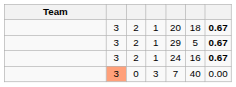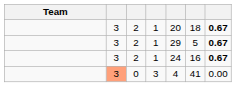(176, 74) 7 -> (176, 74) 4
(195, 74) 40 -> (195, 74) 41
